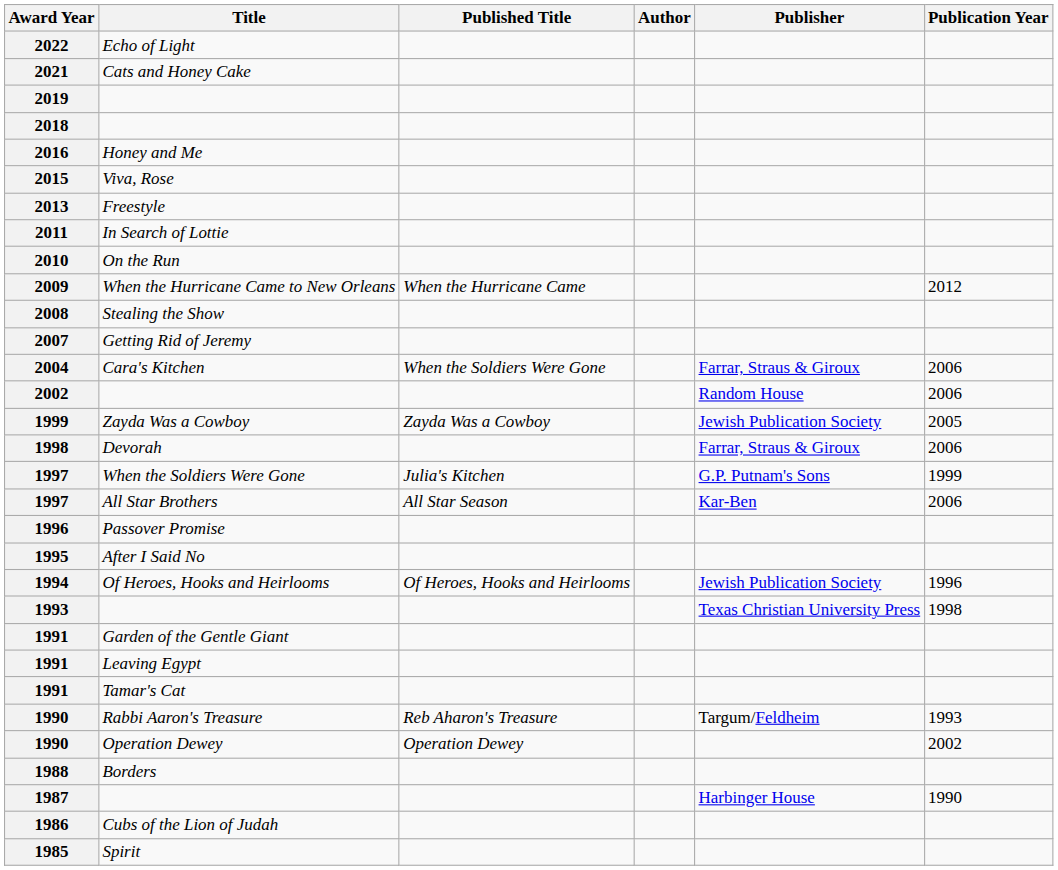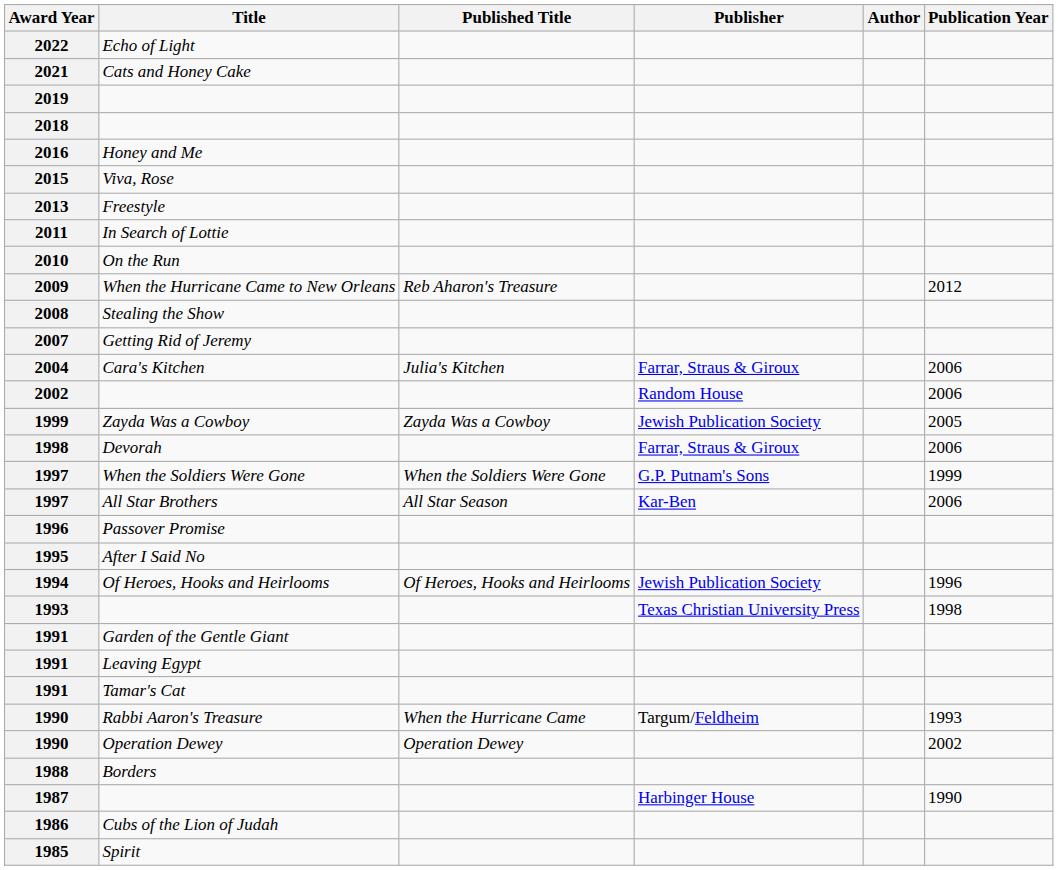columns swapped: (664, 17) <-> (809, 17)
(494, 286) When the Hurricane Came -> (480, 286) Reb Aharon's Treasure
(504, 367) When the Soldiers Were Gone -> (454, 367) Julia's Kitchen
(454, 475) Julia's Kitchen -> (504, 475) When the Soldiers Were Gone
(480, 717) Reb Aharon's Treasure -> (494, 717) When the Hurricane Came
